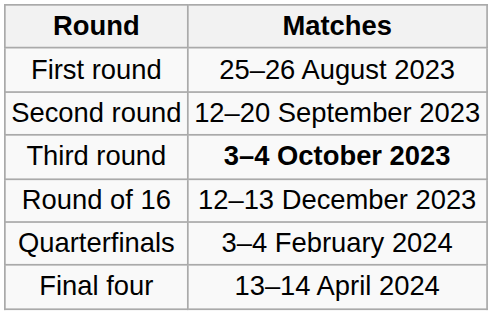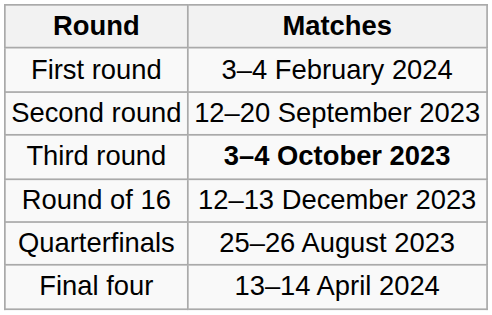(337, 69) 25–26 August 2023 -> (337, 69) 3–4 February 2024
(337, 243) 3–4 February 2024 -> (337, 243) 25–26 August 2023
